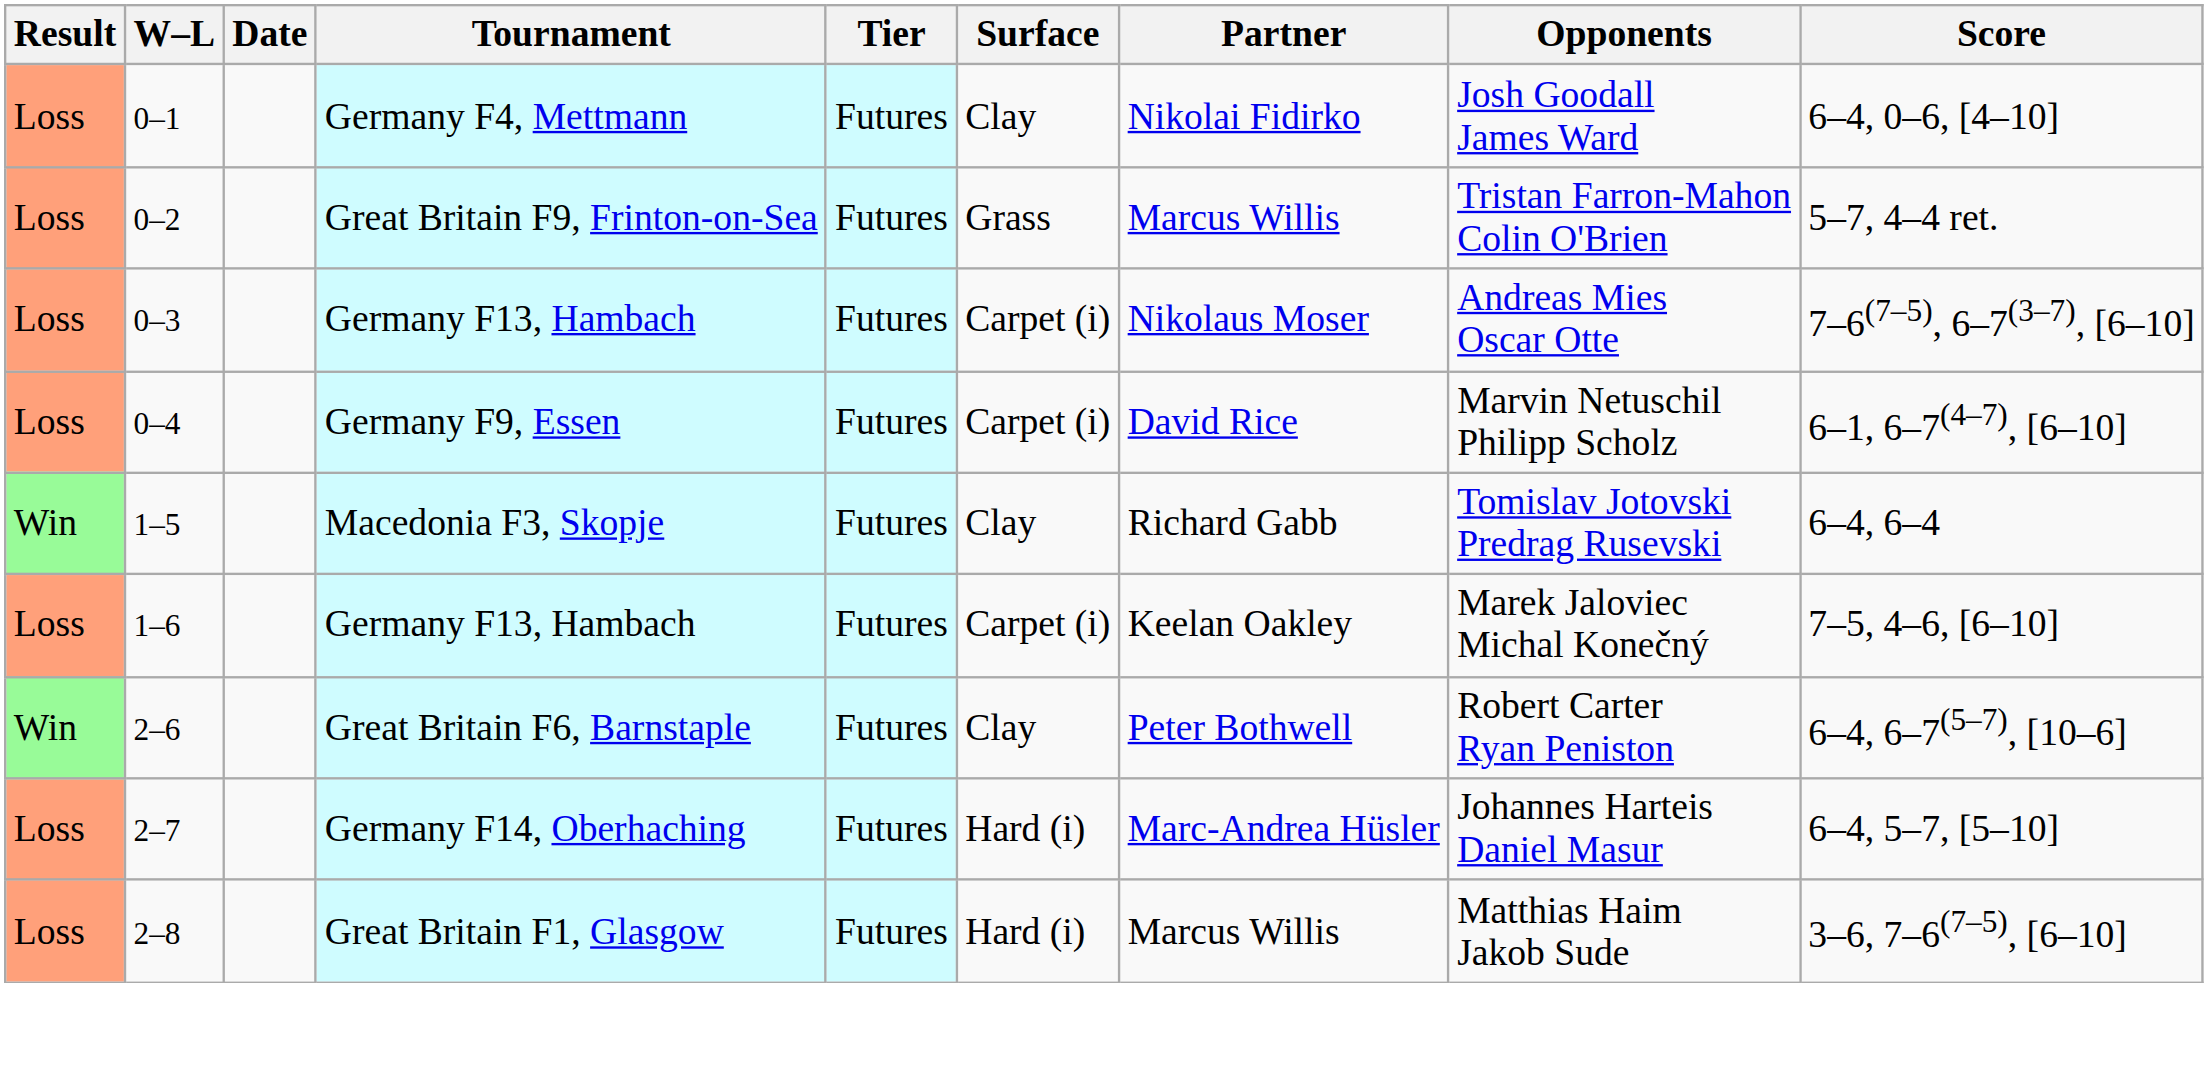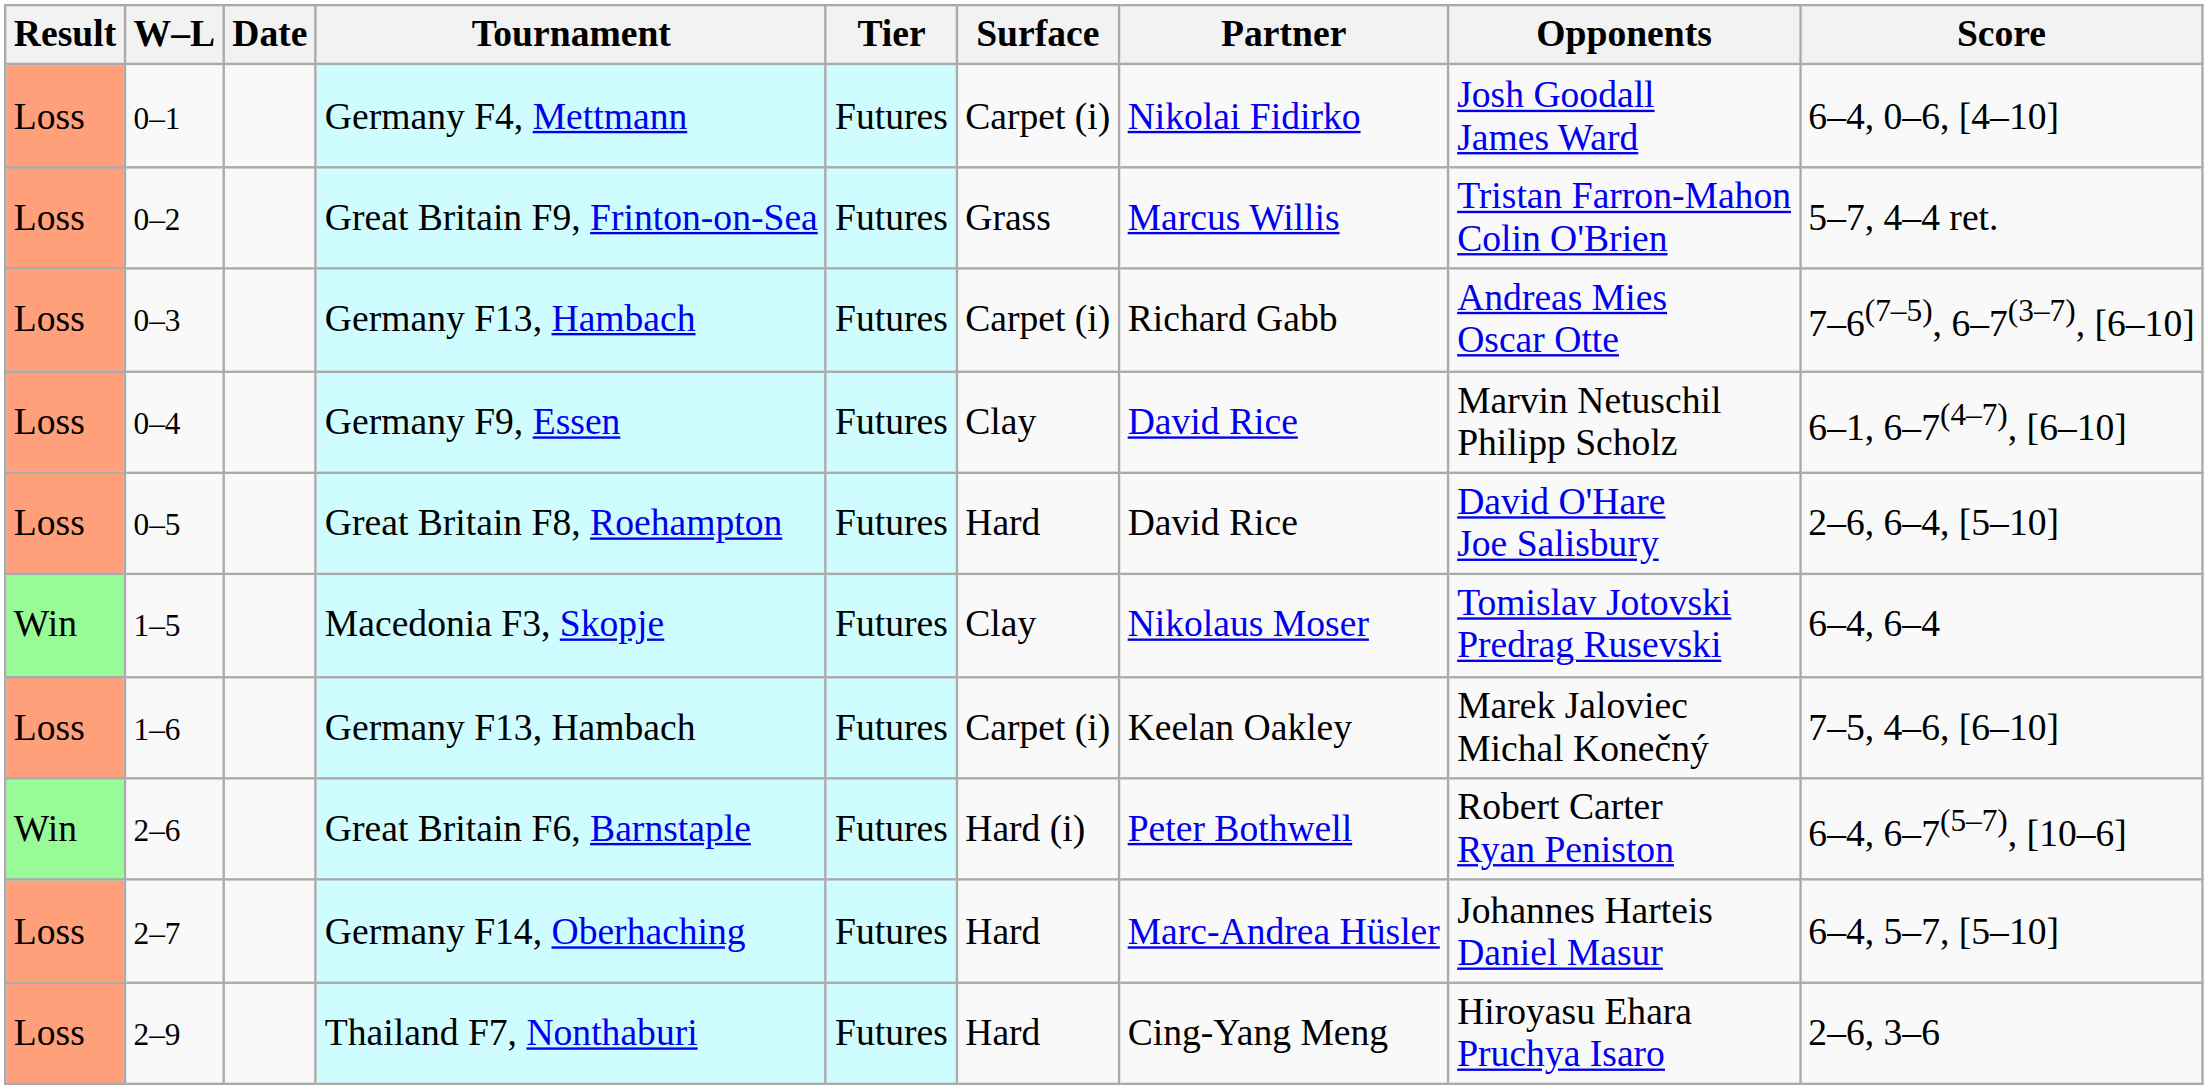(1001, 115) Clay -> (1038, 115) Carpet (i)
(1248, 318) Nikolaus Moser -> (1233, 318) Richard Gabb
(1038, 420) Carpet (i) -> (1001, 420) Clay
+ row: (157, 525)
(1233, 522) Richard Gabb -> (1248, 624) Nikolaus Moser
(1001, 726) Clay -> (1025, 828) Hard (i)
(1025, 828) Hard (i) -> (1003, 930) Hard
- row: (157, 932)
+ row: (157, 1034)
